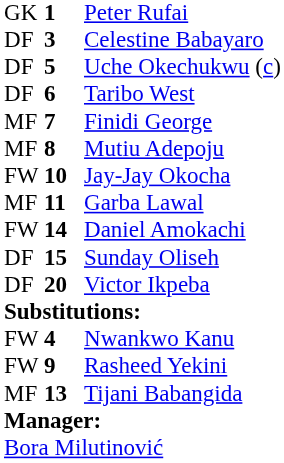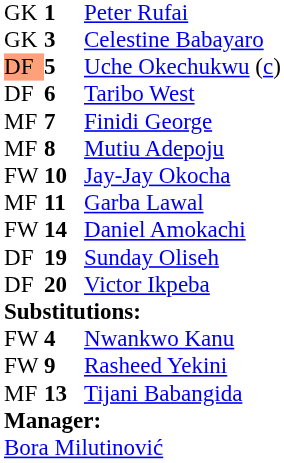(19, 39) DF -> (21, 39) GK
(19, 66) no background -> (19, 66) lightsalmon background
(56, 257) 15 -> (56, 257) 19
